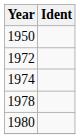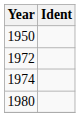- row: (21, 101)
